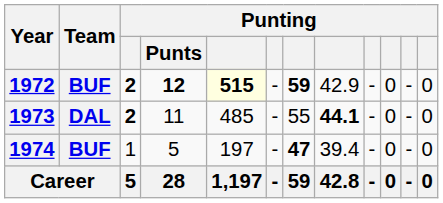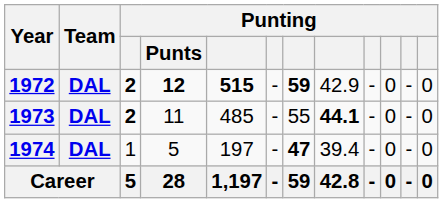(90, 85) BUF -> (90, 85) DAL
(237, 85) lightyellow background -> (237, 85) no background
(90, 149) BUF -> (90, 149) DAL
